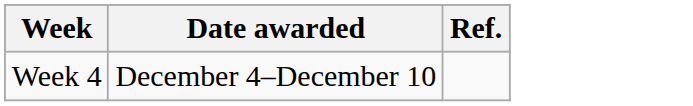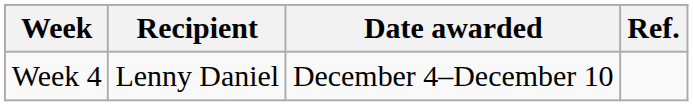+ column: (197, 28)
